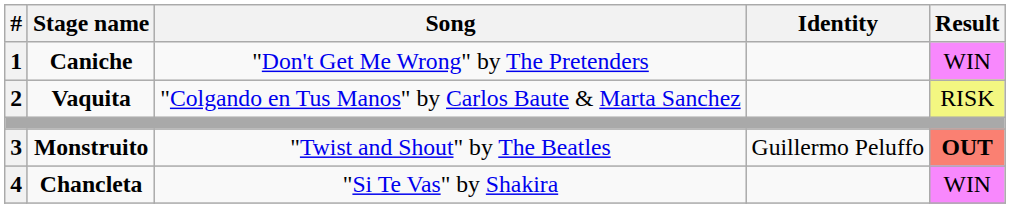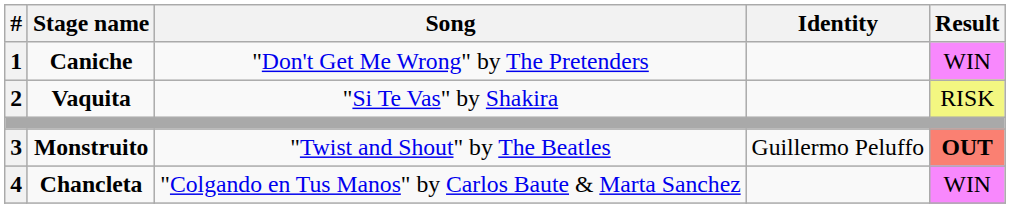(450, 98) "Colgando en Tus Manos" by Carlos Baute & Marta Sanchez -> (450, 98) "Si Te Vas" by Shakira
(450, 184) "Si Te Vas" by Shakira -> (450, 184) "Colgando en Tus Manos" by Carlos Baute & Marta Sanchez
